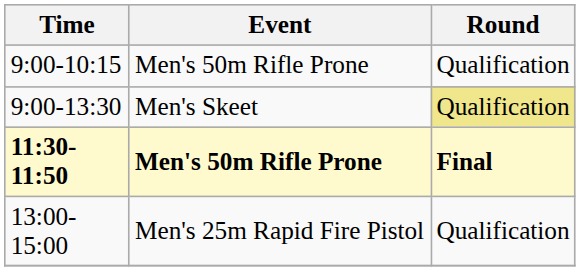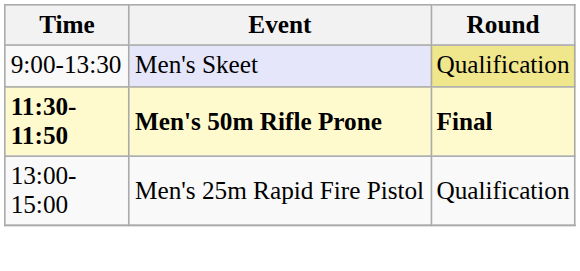- row: (66, 65)
(197, 105) no background -> (197, 65) lavender background
